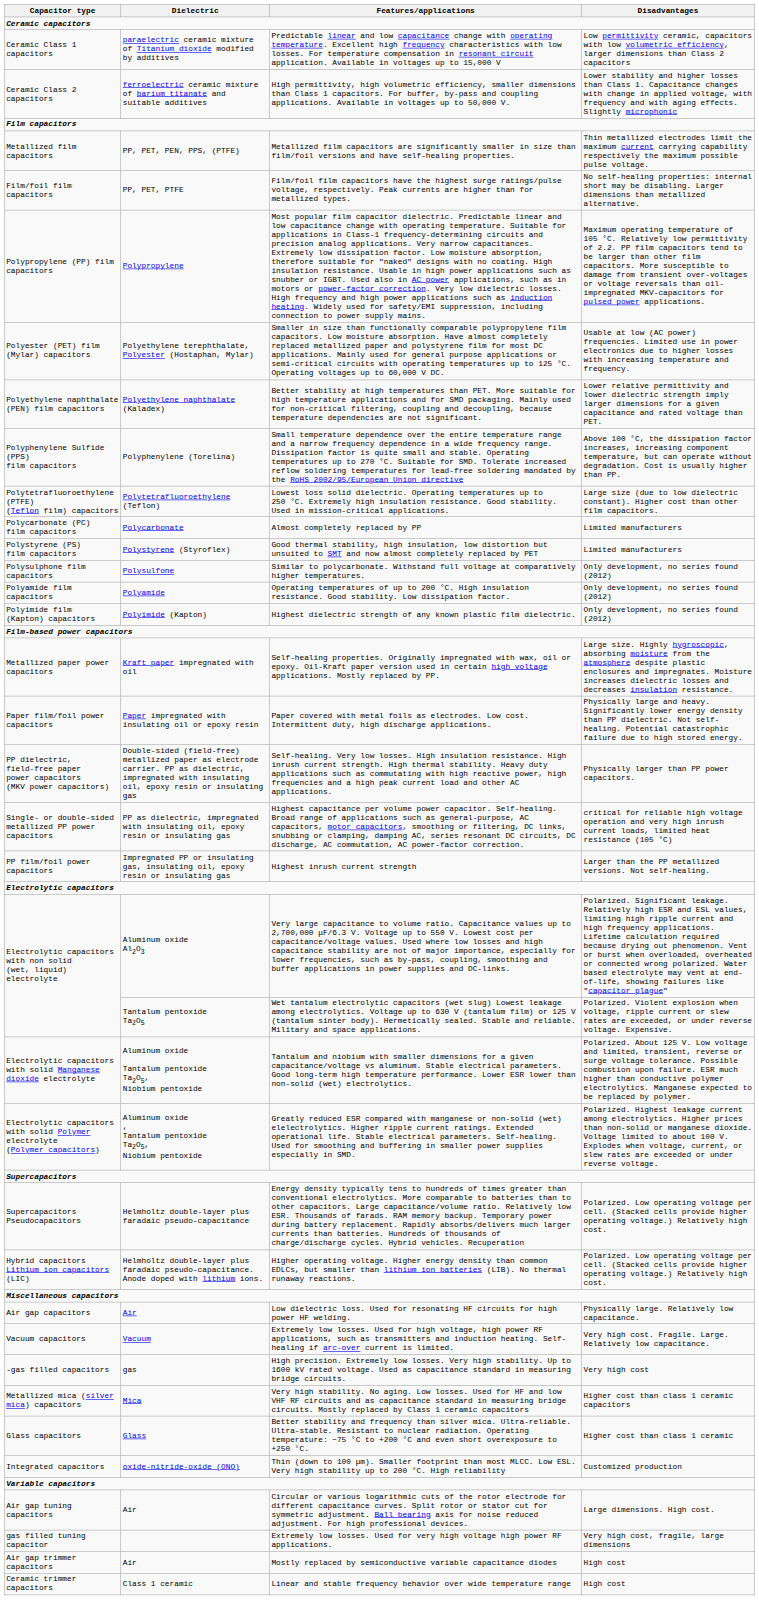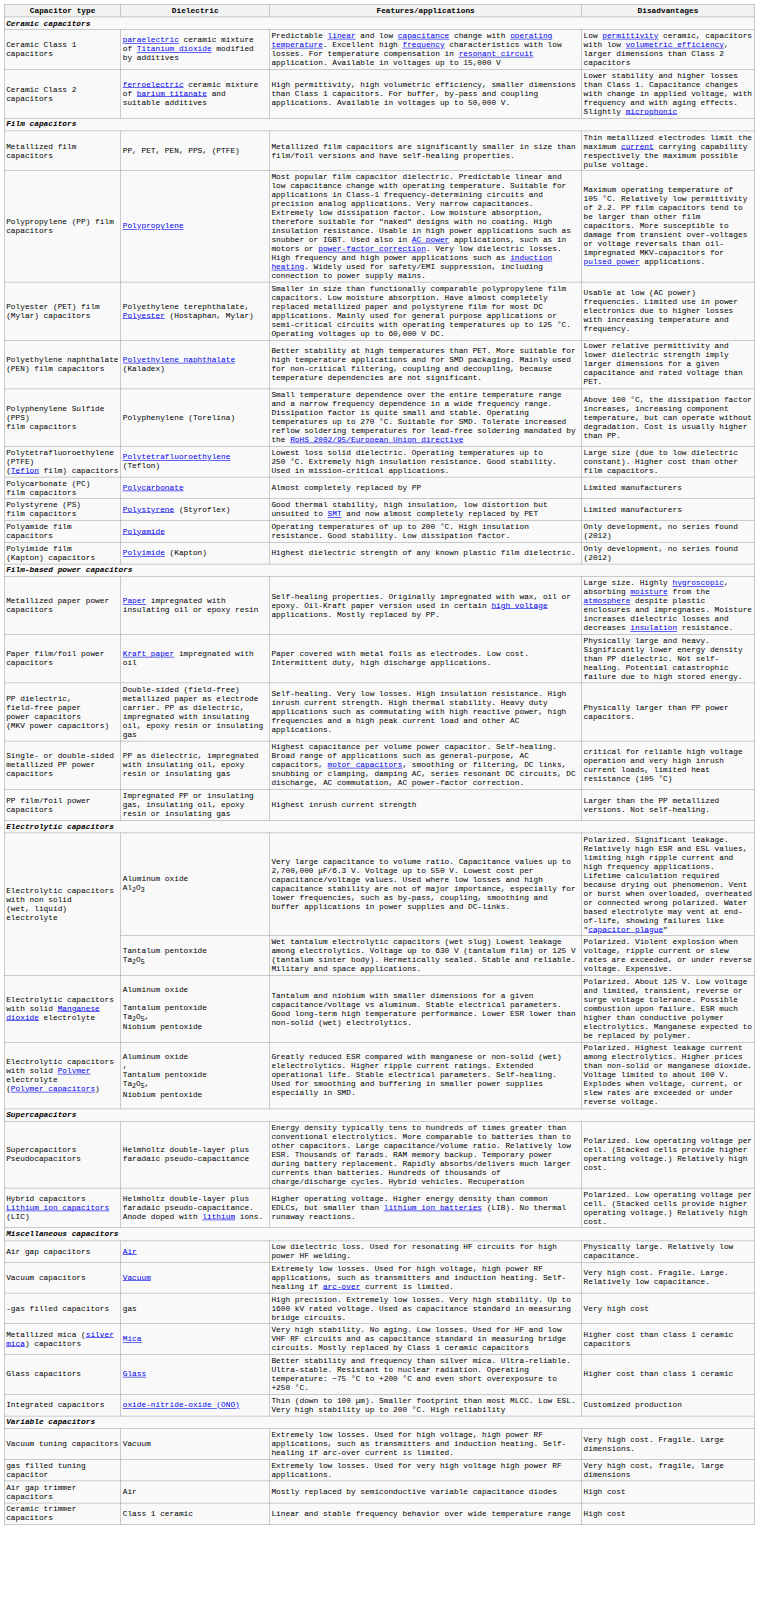- row: (39, 190)
- row: (46, 571)
(188, 667) Kraft paper impregnated with oil -> (191, 606) Paper impregnated with insulating oil or epoxy resin
(191, 720) Paper impregnated with insulating oil or epoxy resin -> (188, 659) Kraft paper impregnated with oil
- row: (39, 1510)
+ row: (62, 1444)
